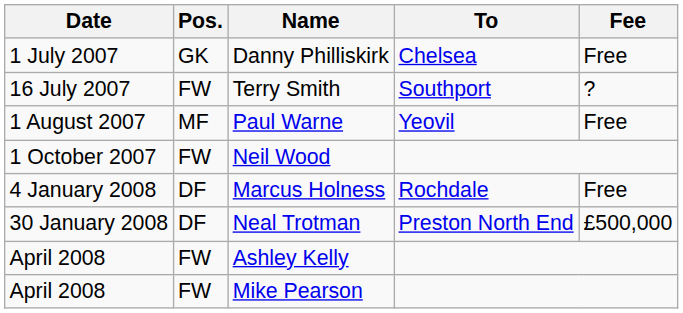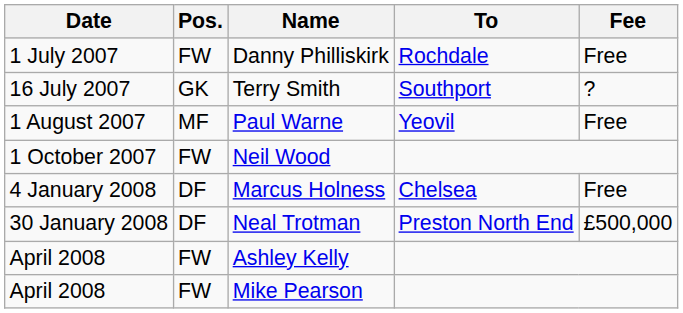(193, 55) GK -> (194, 55) FW
(438, 55) Chelsea -> (444, 55) Rochdale
(194, 88) FW -> (193, 88) GK
(444, 190) Rochdale -> (438, 190) Chelsea
